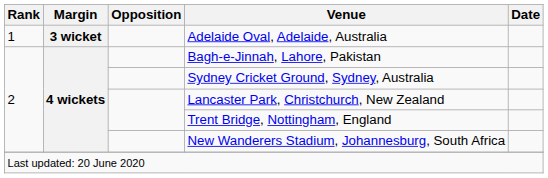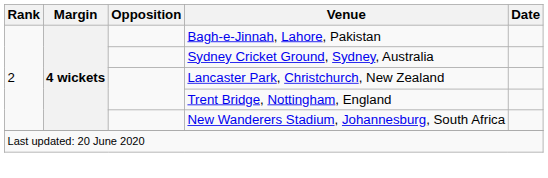- row: (287, 36)
